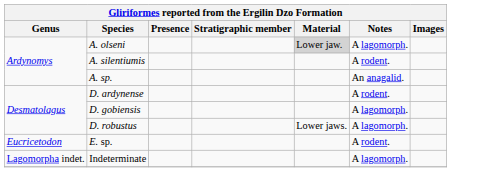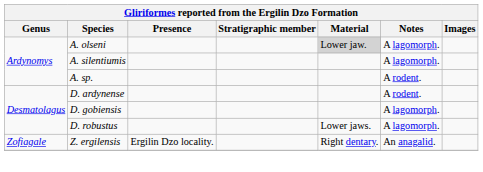(371, 61) A rodent. -> (411, 61) A lagomorph.
(378, 77) An anagalid. -> (402, 77) A rodent.
- row: (101, 142)
- row: (118, 158)
+ row: (95, 142)
